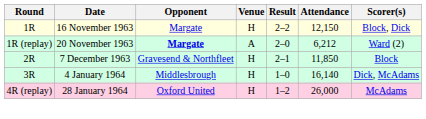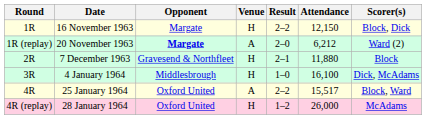(325, 59) 11,850 -> (325, 59) 11,880
(325, 75) 16,140 -> (325, 75) 16,100
+ row: (95, 91)
